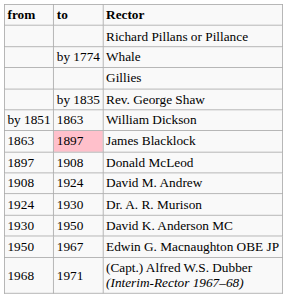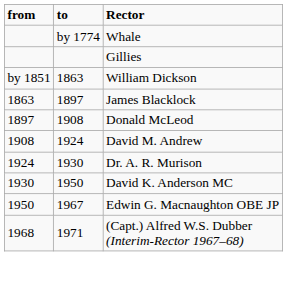- row: (177, 36)
- row: (155, 99)
(70, 141) pink background -> (70, 99) no background
